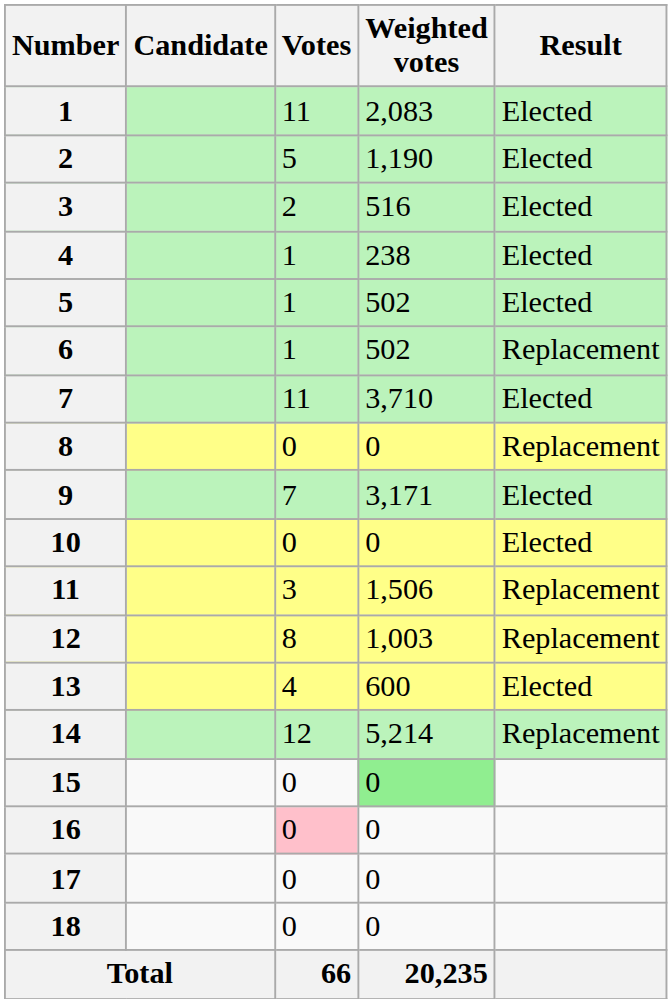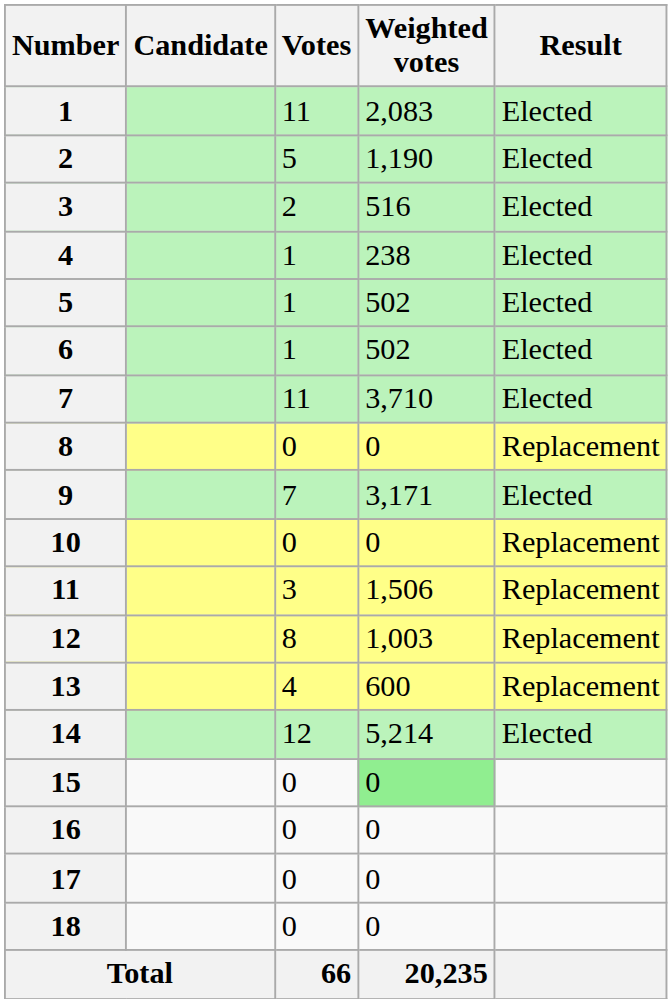(581, 350) Replacement -> (547, 350) Elected
(547, 542) Elected -> (581, 542) Replacement
(547, 685) Elected -> (581, 685) Replacement
(581, 733) Replacement -> (547, 733) Elected
(289, 829) pink background -> (289, 829) no background
